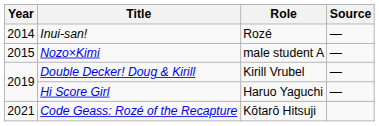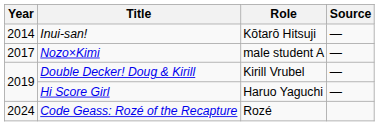(257, 34) Rozé -> (280, 34) Kōtarō Hitsuji
(21, 53) 2015 -> (21, 53) 2017
(21, 111) 2021 -> (21, 111) 2024
(280, 111) Kōtarō Hitsuji -> (257, 111) Rozé
